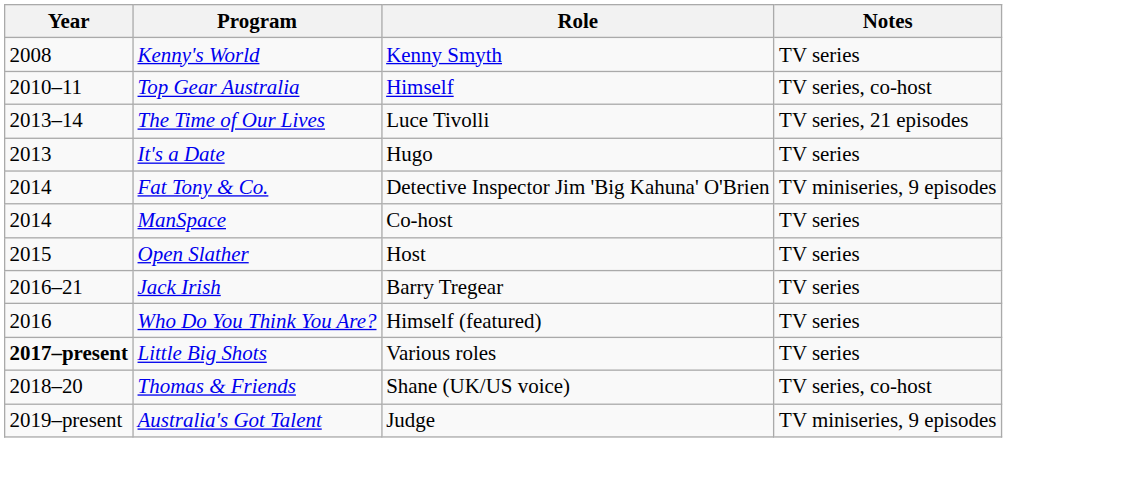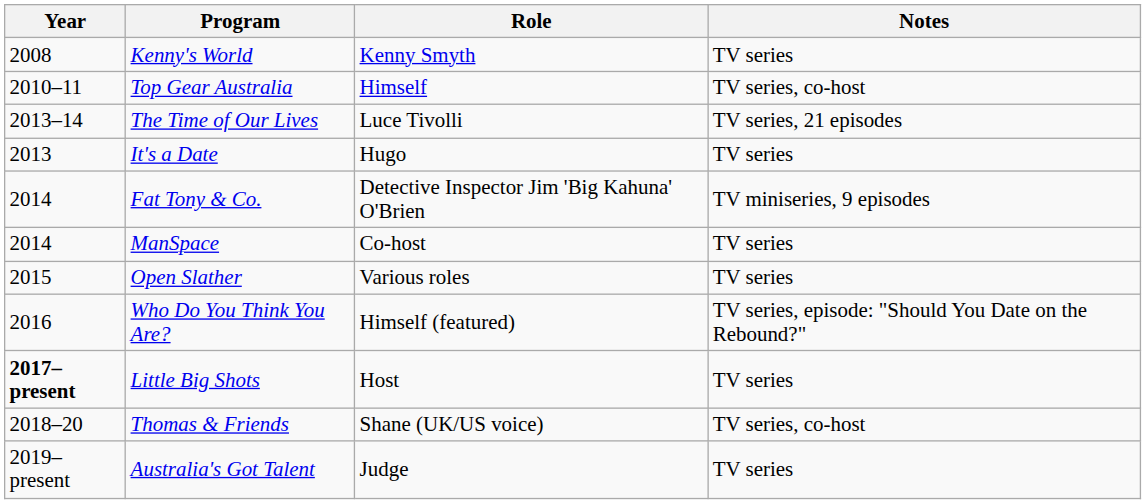(406, 253) Host -> (415, 277) Various roles
- row: (179, 287)
(819, 320) TV series -> (900, 322) TV series, episode: "Should You Date on the Rebound?"
(441, 353) Various roles -> (379, 379) Host
(888, 420) TV miniseries, 9 episodes -> (753, 469) TV series
